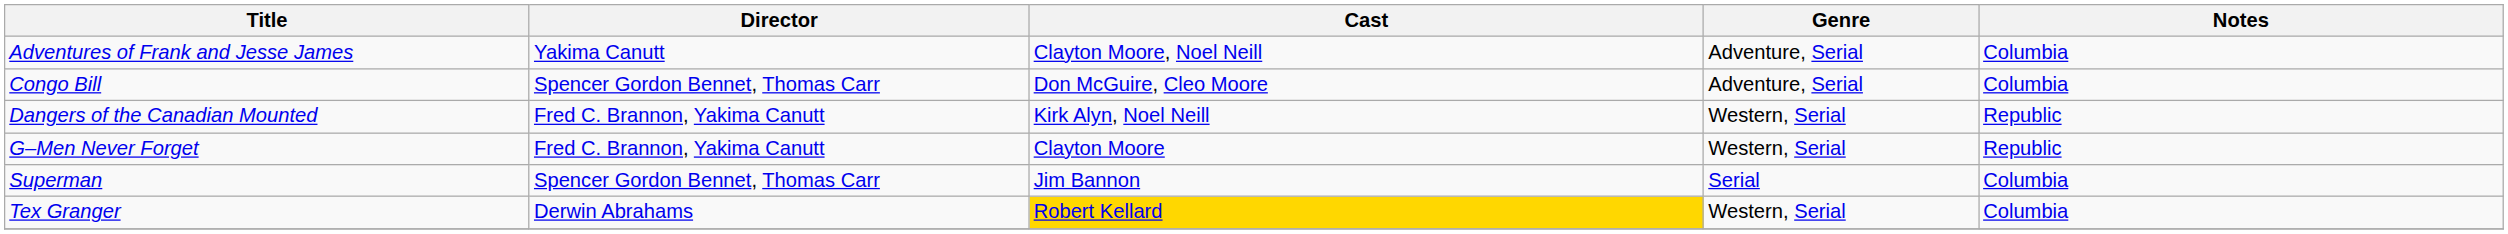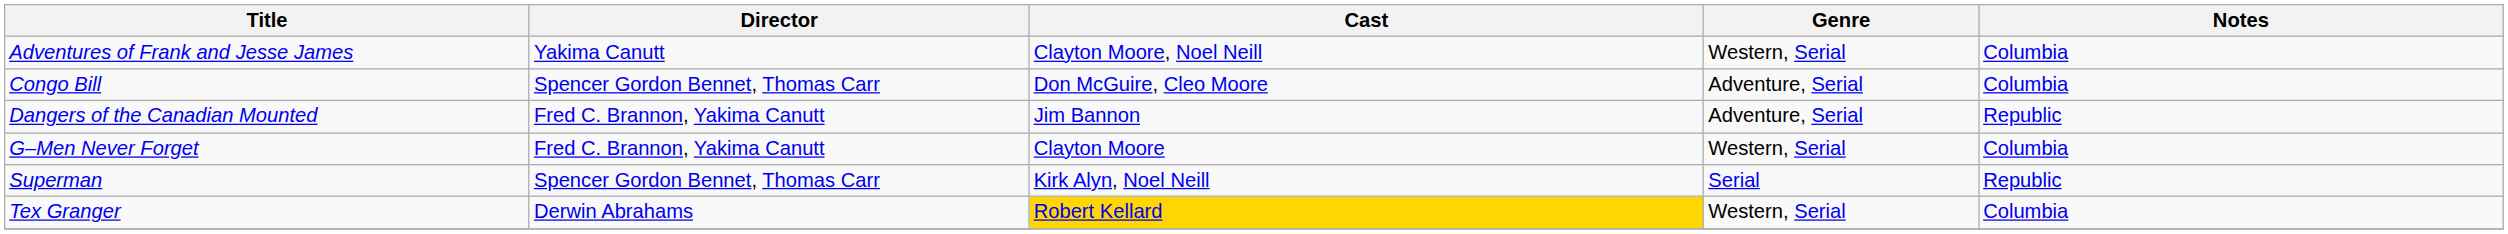(1786, 52) Adventure, Serial -> (1777, 52) Western, Serial
(1122, 116) Kirk Alyn, Noel Neill -> (1087, 116) Jim Bannon
(1777, 116) Western, Serial -> (1786, 116) Adventure, Serial
(2022, 148) Republic -> (2026, 148) Columbia
(1087, 180) Jim Bannon -> (1122, 180) Kirk Alyn, Noel Neill
(2026, 180) Columbia -> (2022, 180) Republic
